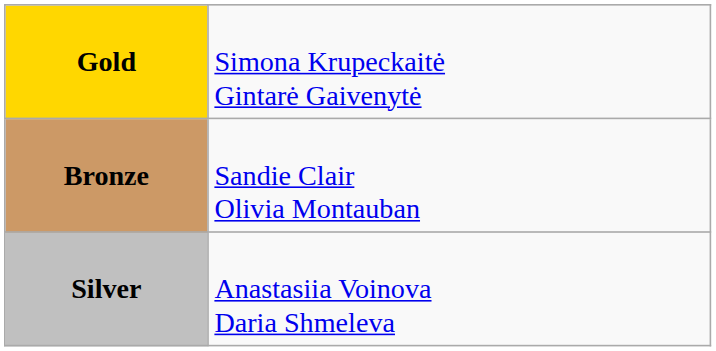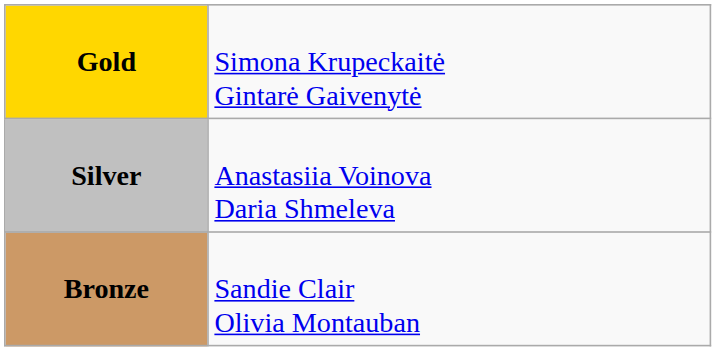rows swapped: (106, 288) <-> (106, 174)
